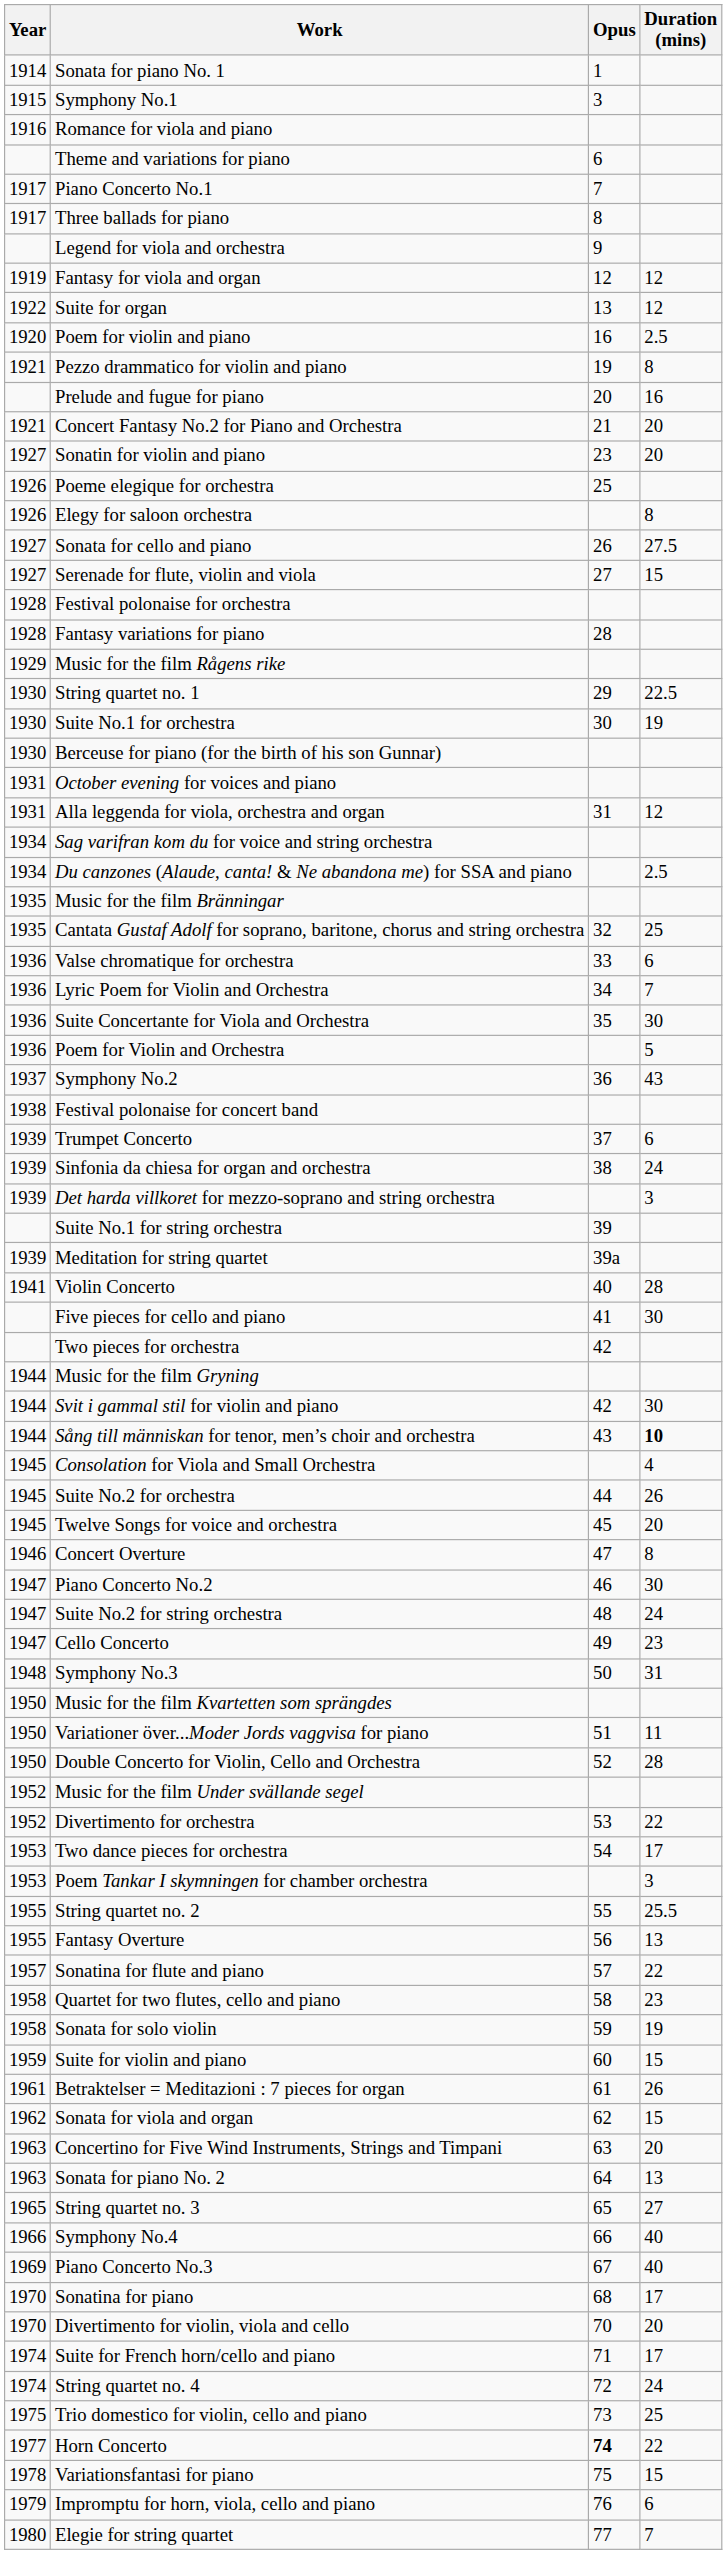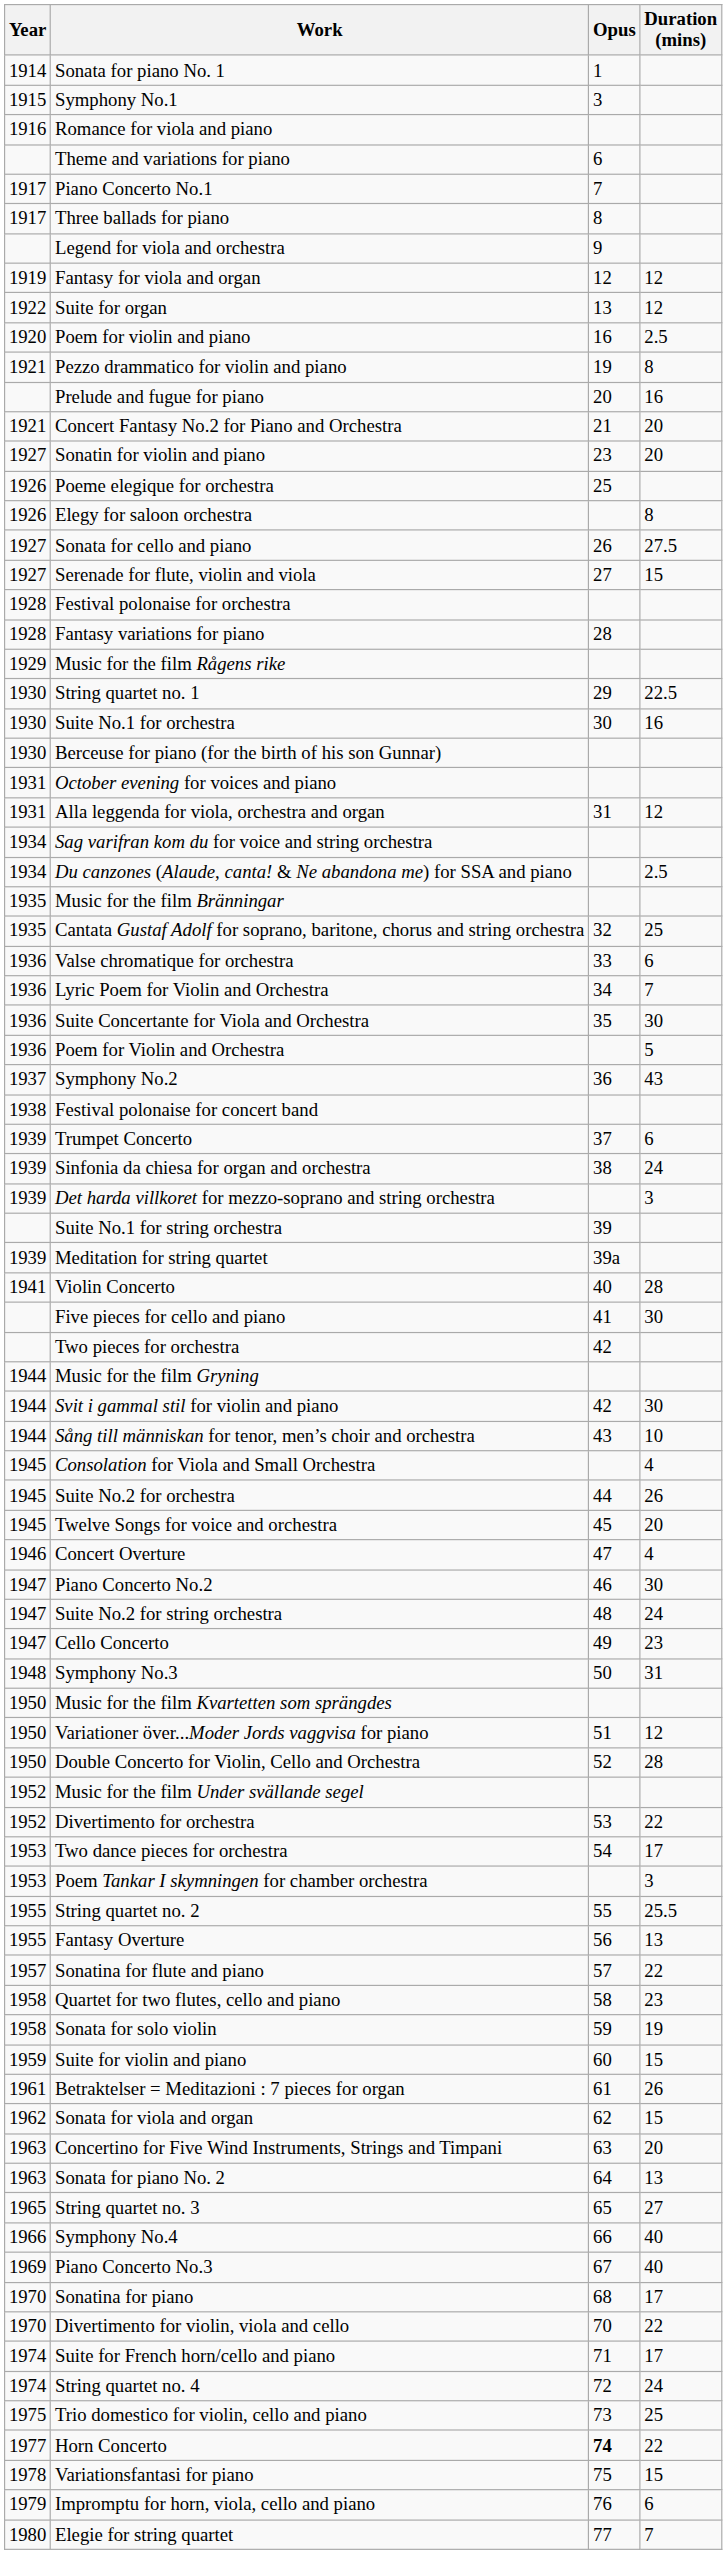(654, 723) 19 -> (654, 723) 16
(654, 1435) bold -> (654, 1435) normal
(649, 1554) 8 -> (649, 1554) 4
(653, 1732) 11 -> (654, 1732) 12
(654, 2326) 20 -> (654, 2326) 22
